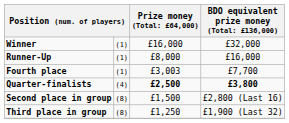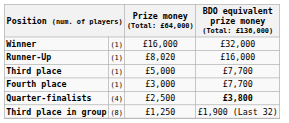(165, 57) £8,000 -> (160, 57) £8,020
+ row: (34, 71)
(165, 71) £3,003 -> (160, 85) £3,000
(165, 85) bold -> (160, 98) normal
- row: (59, 98)
